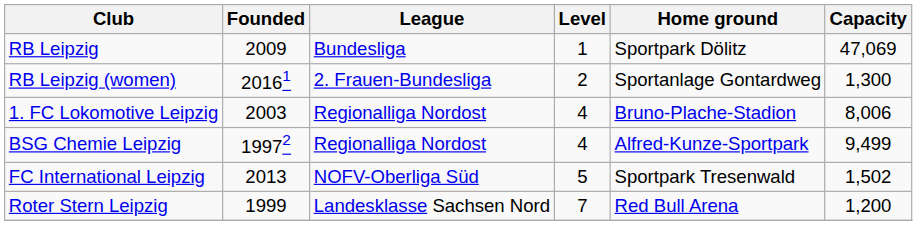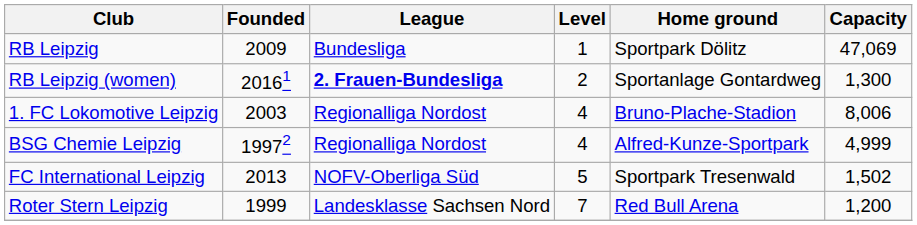(402, 80) normal -> (408, 80) bold
(868, 144) 9,499 -> (868, 144) 4,999
